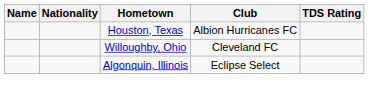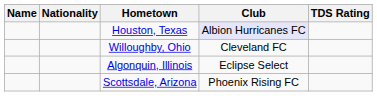(245, 31) no background -> (254, 31) lavender background
+ row: (150, 83)
